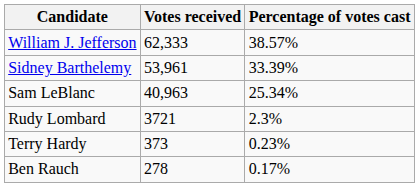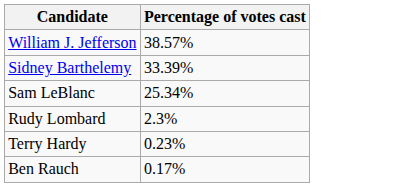- column: (193, 17)
